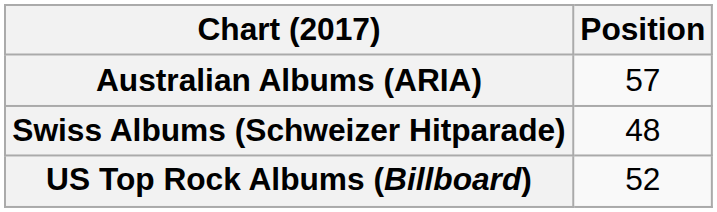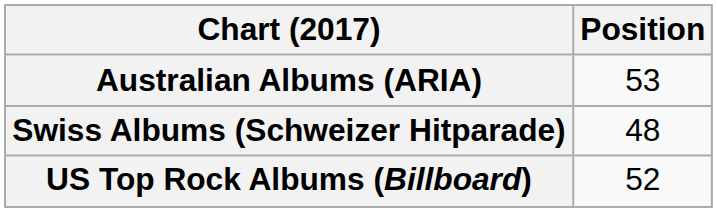(643, 79) 57 -> (643, 79) 53
